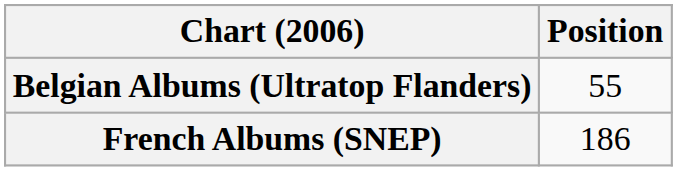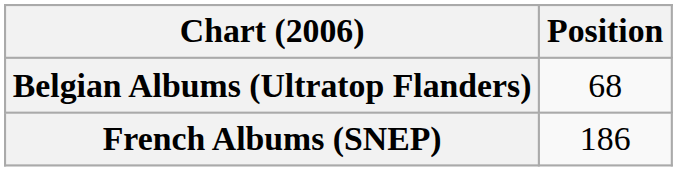(605, 84) 55 -> (605, 84) 68
